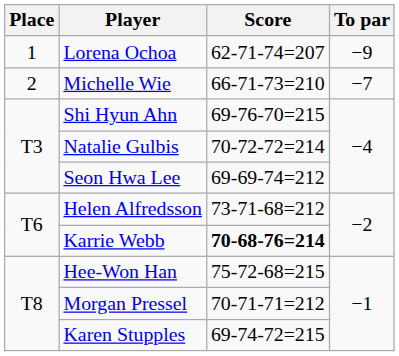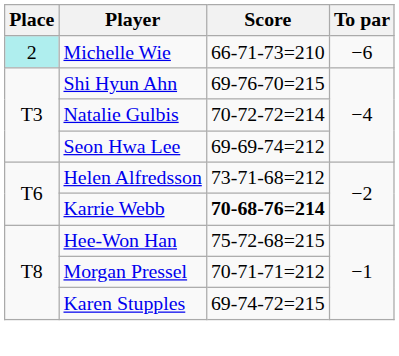- row: (120, 51)
(32, 83) no background -> (32, 51) paleturquoise background
(362, 83) −7 -> (362, 51) −6
